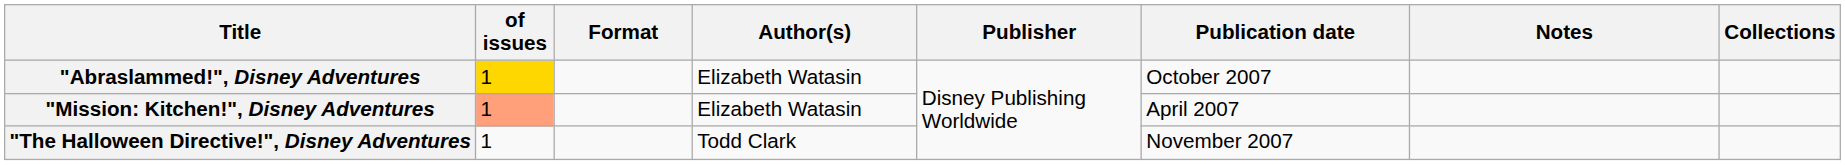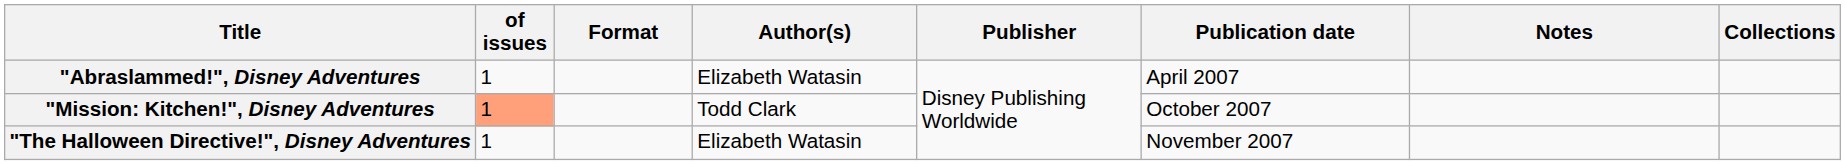(486, 76) gold background -> (486, 76) no background
(1209, 76) October 2007 -> (1193, 76) April 2007
(780, 109) Elizabeth Watasin -> (747, 109) Todd Clark
(1193, 109) April 2007 -> (1209, 109) October 2007
(747, 142) Todd Clark -> (780, 142) Elizabeth Watasin
